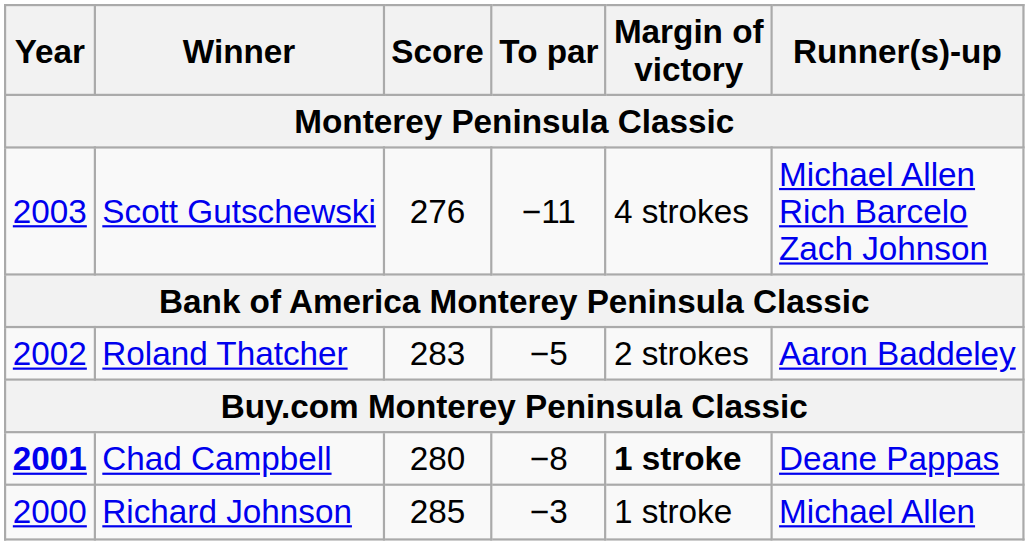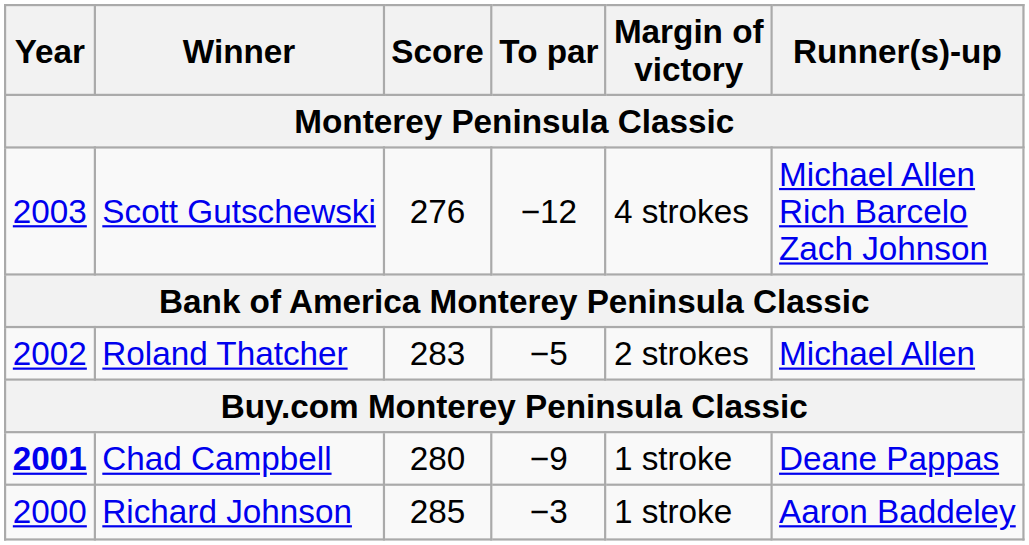(549, 211) −11 -> (549, 211) −12
(897, 354) Aaron Baddeley -> (877, 354) Michael Allen
(549, 460) −8 -> (549, 460) −9
(678, 460) bold -> (673, 460) normal
(877, 512) Michael Allen -> (897, 512) Aaron Baddeley
